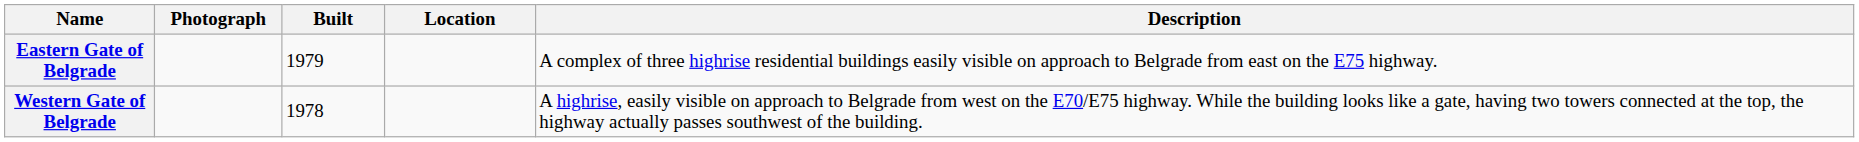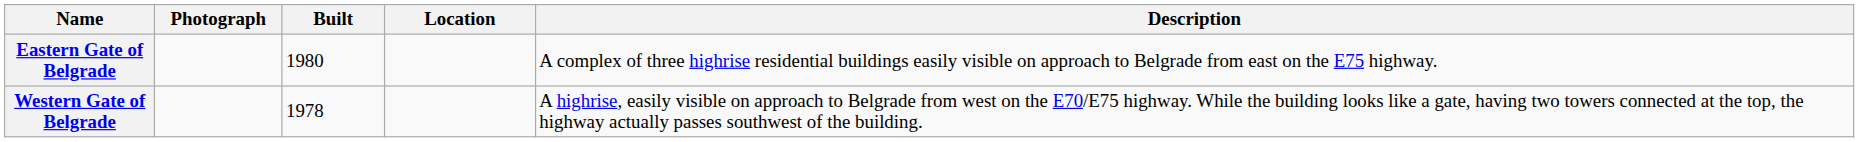(305, 60) 1979 -> (305, 60) 1980
